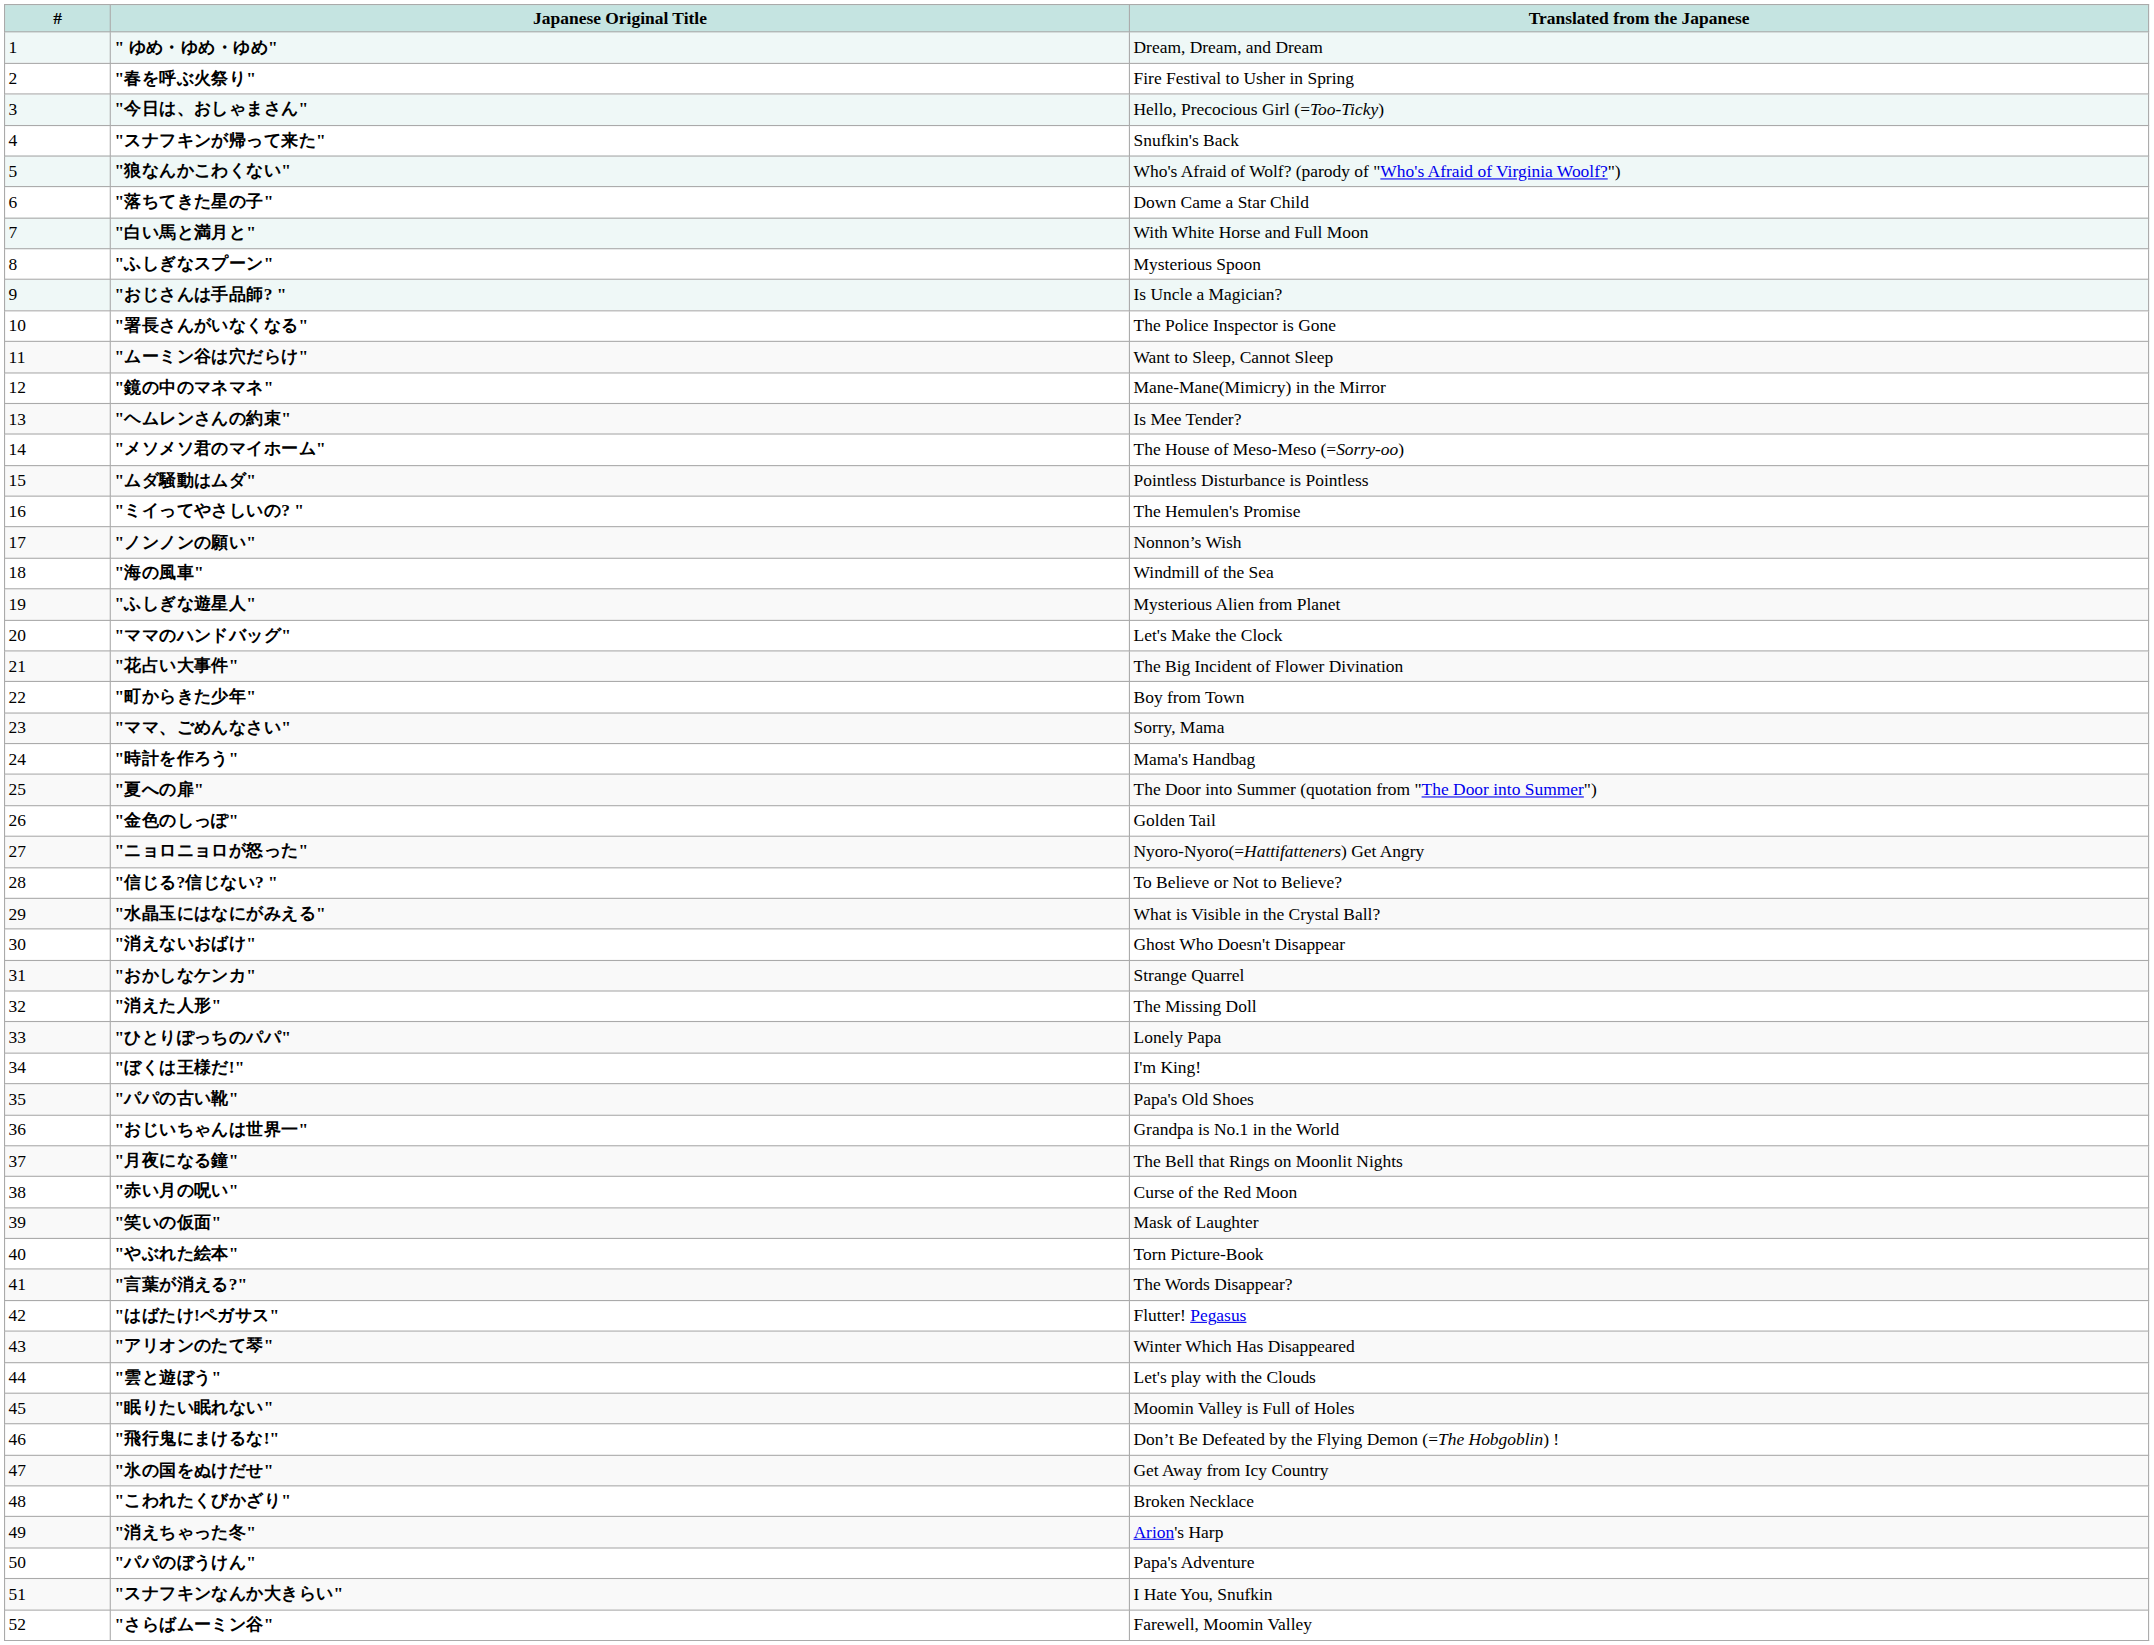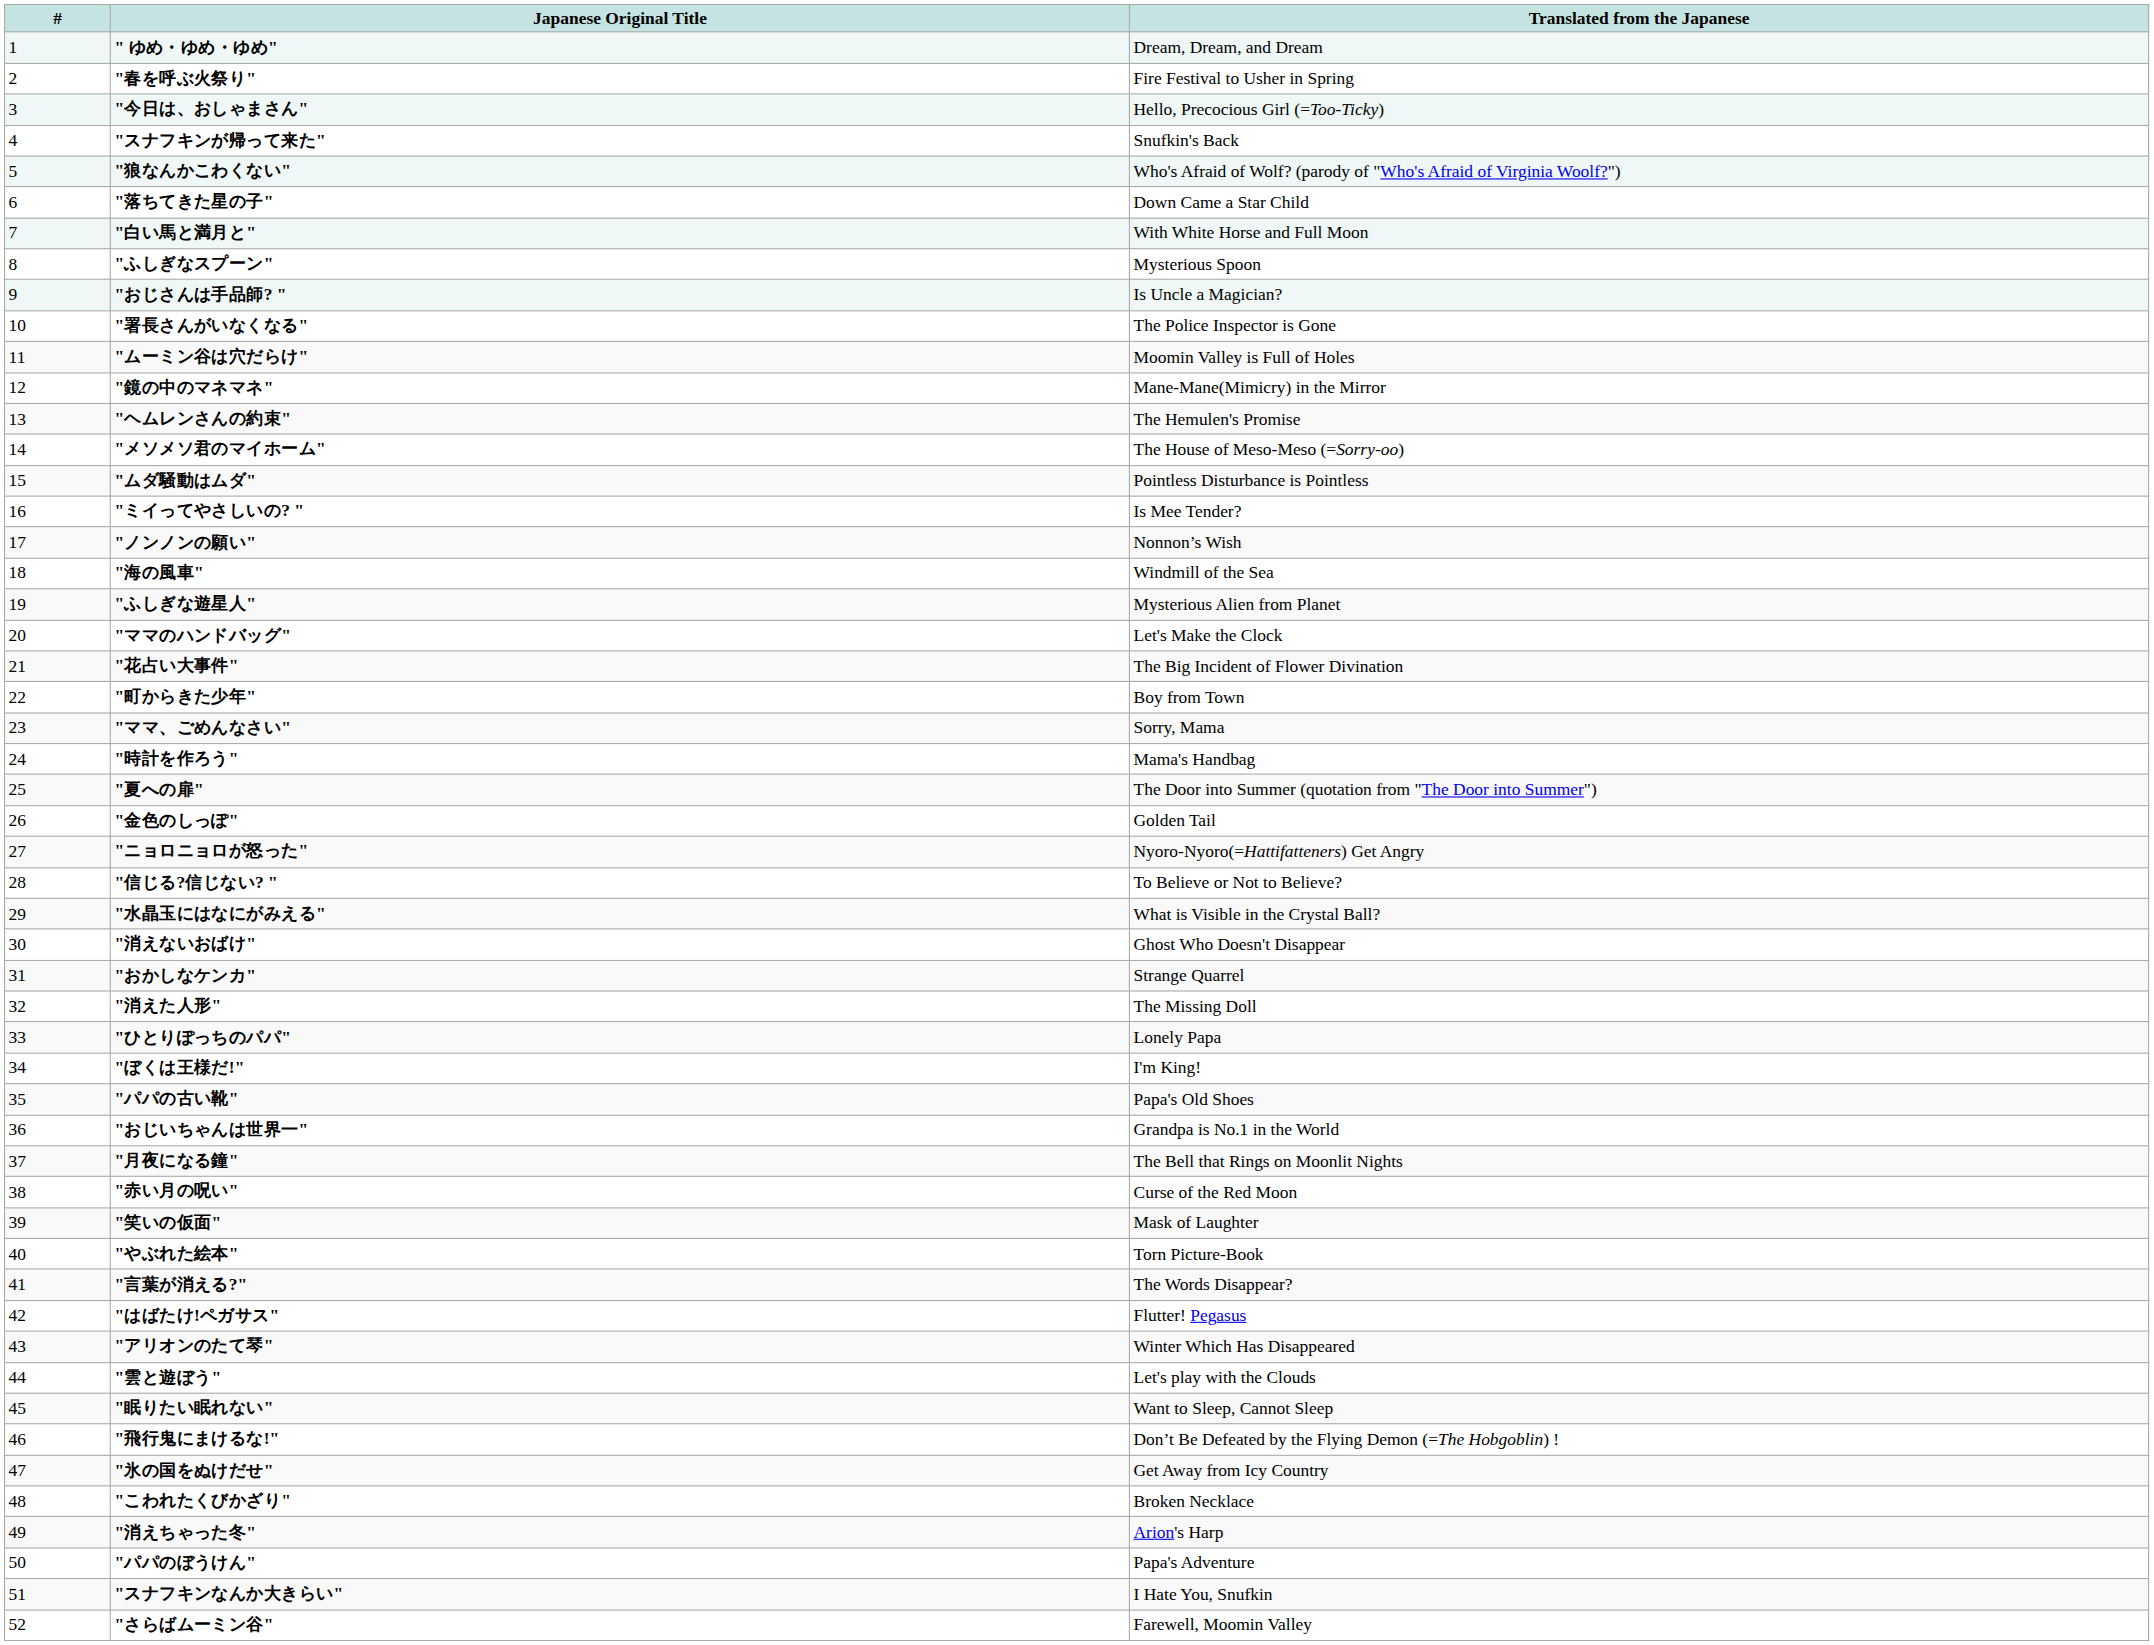(1233, 356) Want to Sleep, Cannot Sleep -> (1244, 356) Moomin Valley is Full of Holes
(1187, 418) Is Mee Tender? -> (1217, 418) The Hemulen's Promise
(1217, 511) The Hemulen's Promise -> (1187, 511) Is Mee Tender?
(1244, 1408) Moomin Valley is Full of Holes -> (1233, 1408) Want to Sleep, Cannot Sleep
